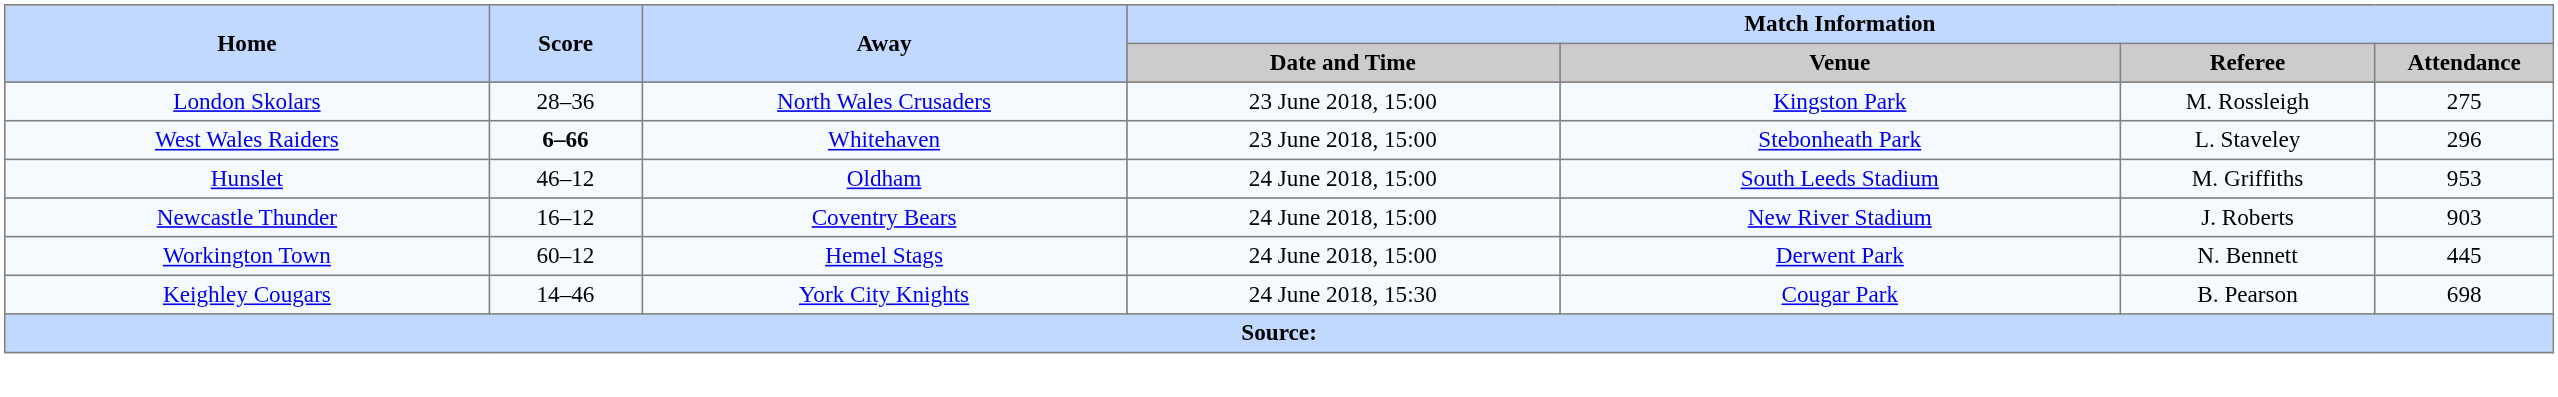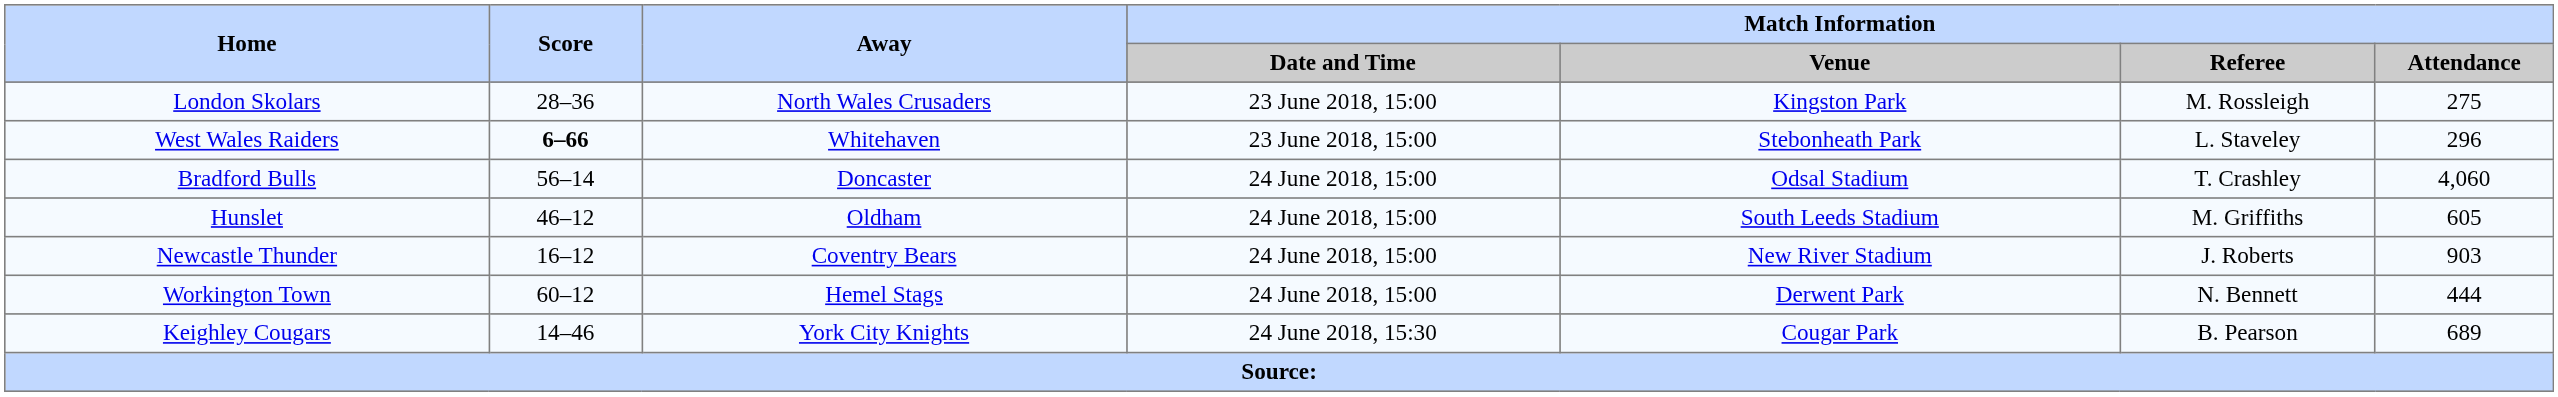+ row: (247, 178)
(2464, 178) 953 -> (2464, 217) 605
(2464, 255) 445 -> (2464, 294) 444
(2464, 294) 698 -> (2464, 332) 689
